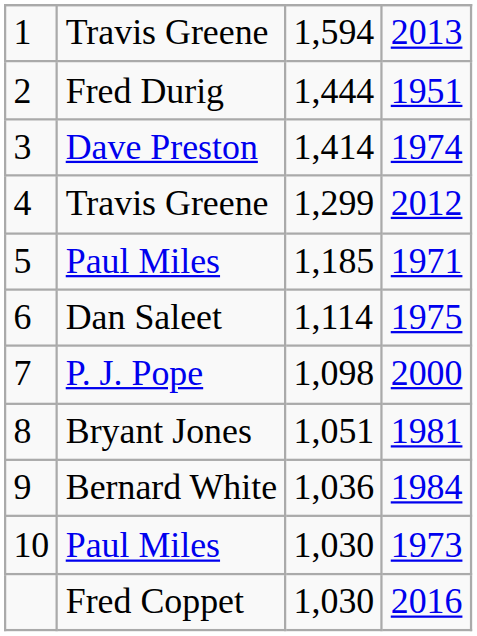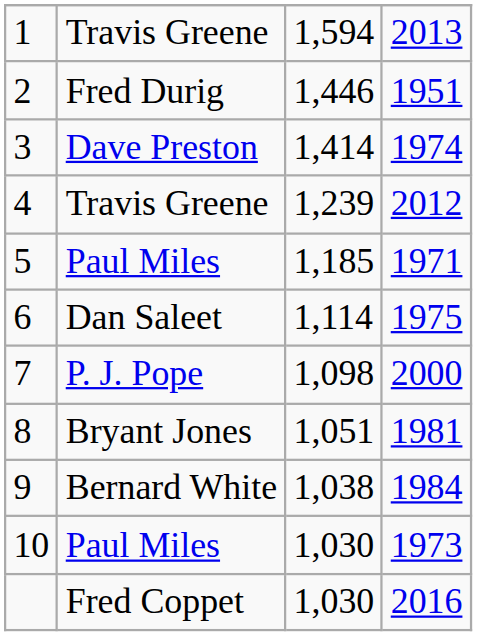(334, 89) 1,444 -> (334, 89) 1,446
(334, 203) 1,299 -> (334, 203) 1,239
(334, 487) 1,036 -> (334, 487) 1,038
